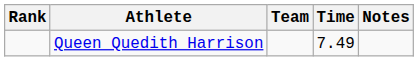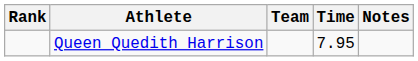(336, 43) 7.49 -> (336, 43) 7.95
